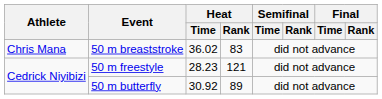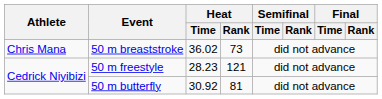(236, 49) 83 -> (236, 49) 73
(236, 86) 89 -> (236, 86) 81
